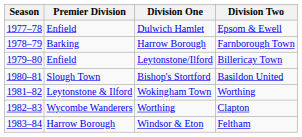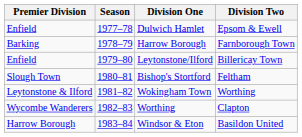columns swapped: (24, 12) <-> (90, 12)
(250, 76) Basildon United -> (234, 76) Feltham
(234, 124) Feltham -> (250, 124) Basildon United
